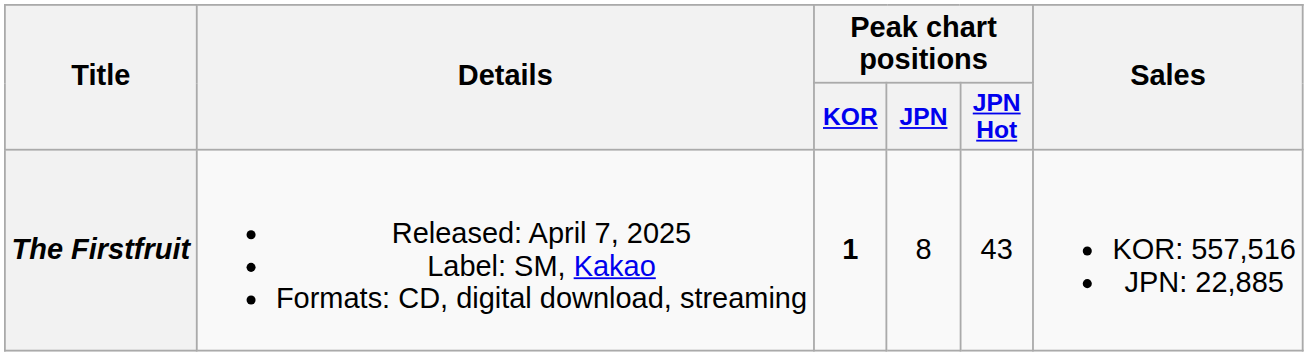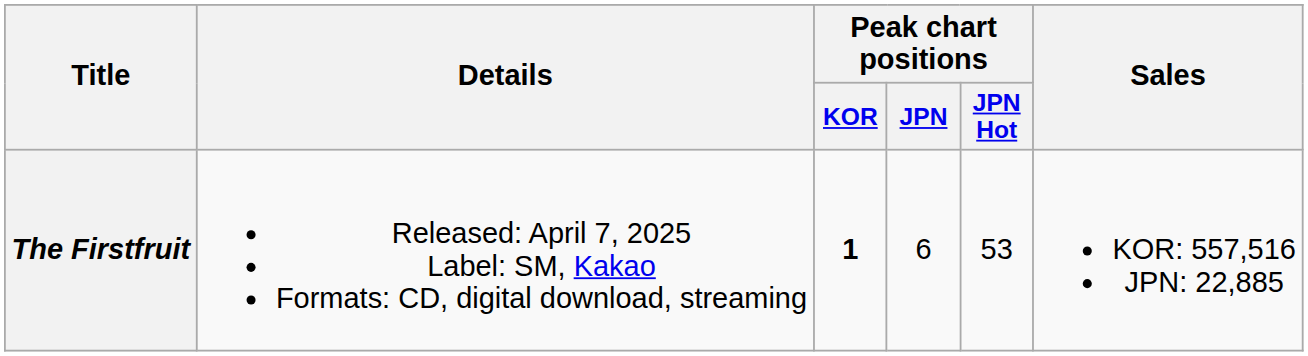(924, 249) 8 -> (924, 249) 6
(997, 249) 43 -> (997, 249) 53
